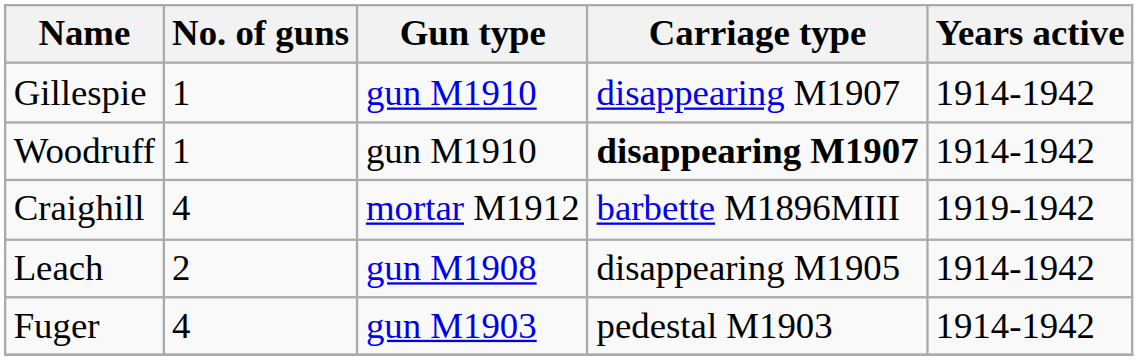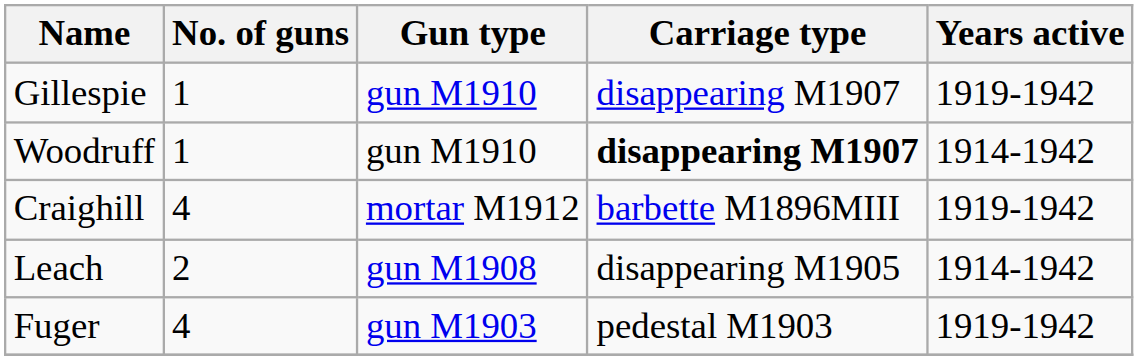(1015, 92) 1914-1942 -> (1015, 92) 1919-1942
(1015, 325) 1914-1942 -> (1015, 325) 1919-1942
